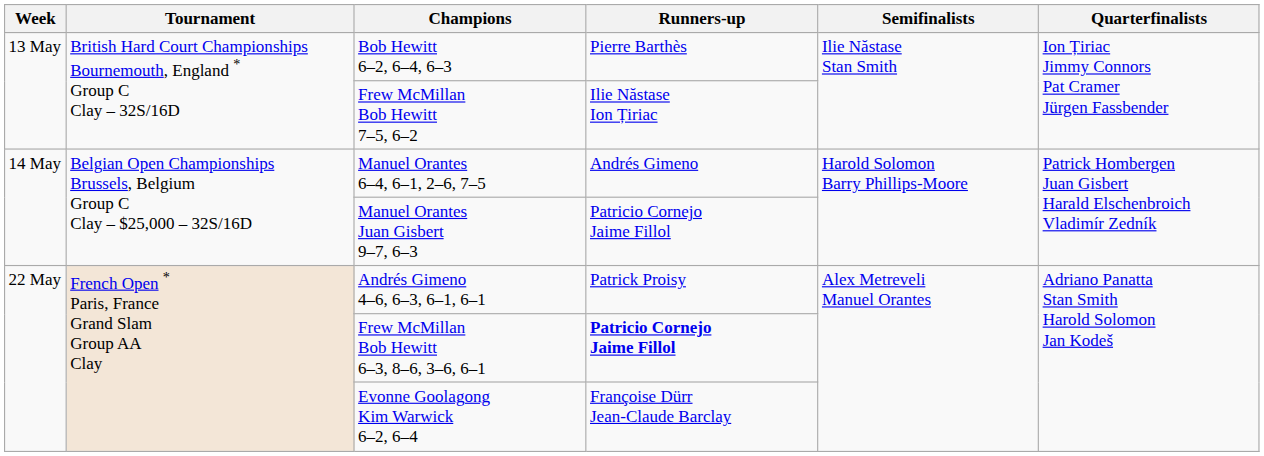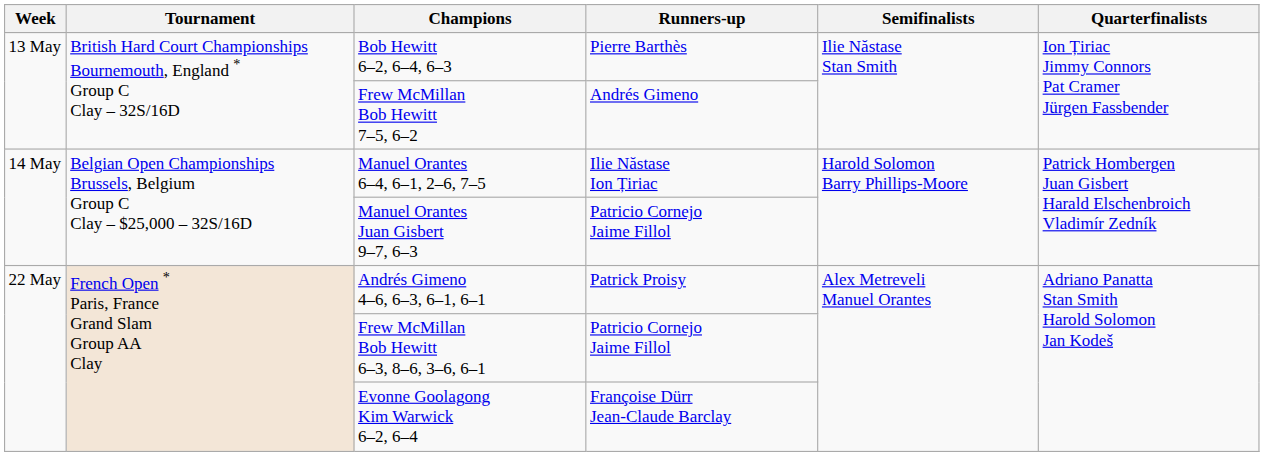(630, 105) Ilie Năstase Ion Țiriac -> (644, 95) Andrés Gimeno
(644, 163) Andrés Gimeno -> (630, 173) Ilie Năstase Ion Țiriac
(651, 338) bold -> (646, 338) normal
